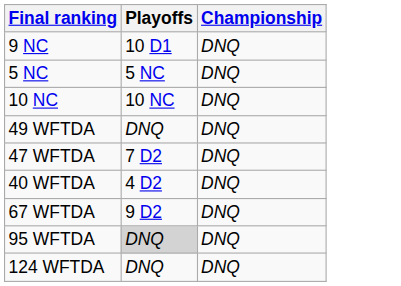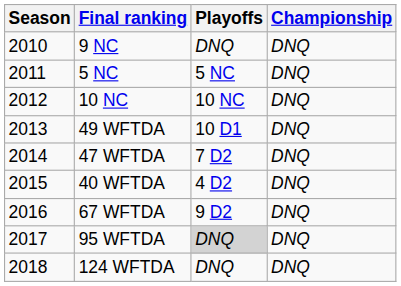+ column: (40, 18)
(148, 45) 10 D1 -> (215, 45) DNQ
(145, 128) DNQ -> (219, 128) 10 D1
